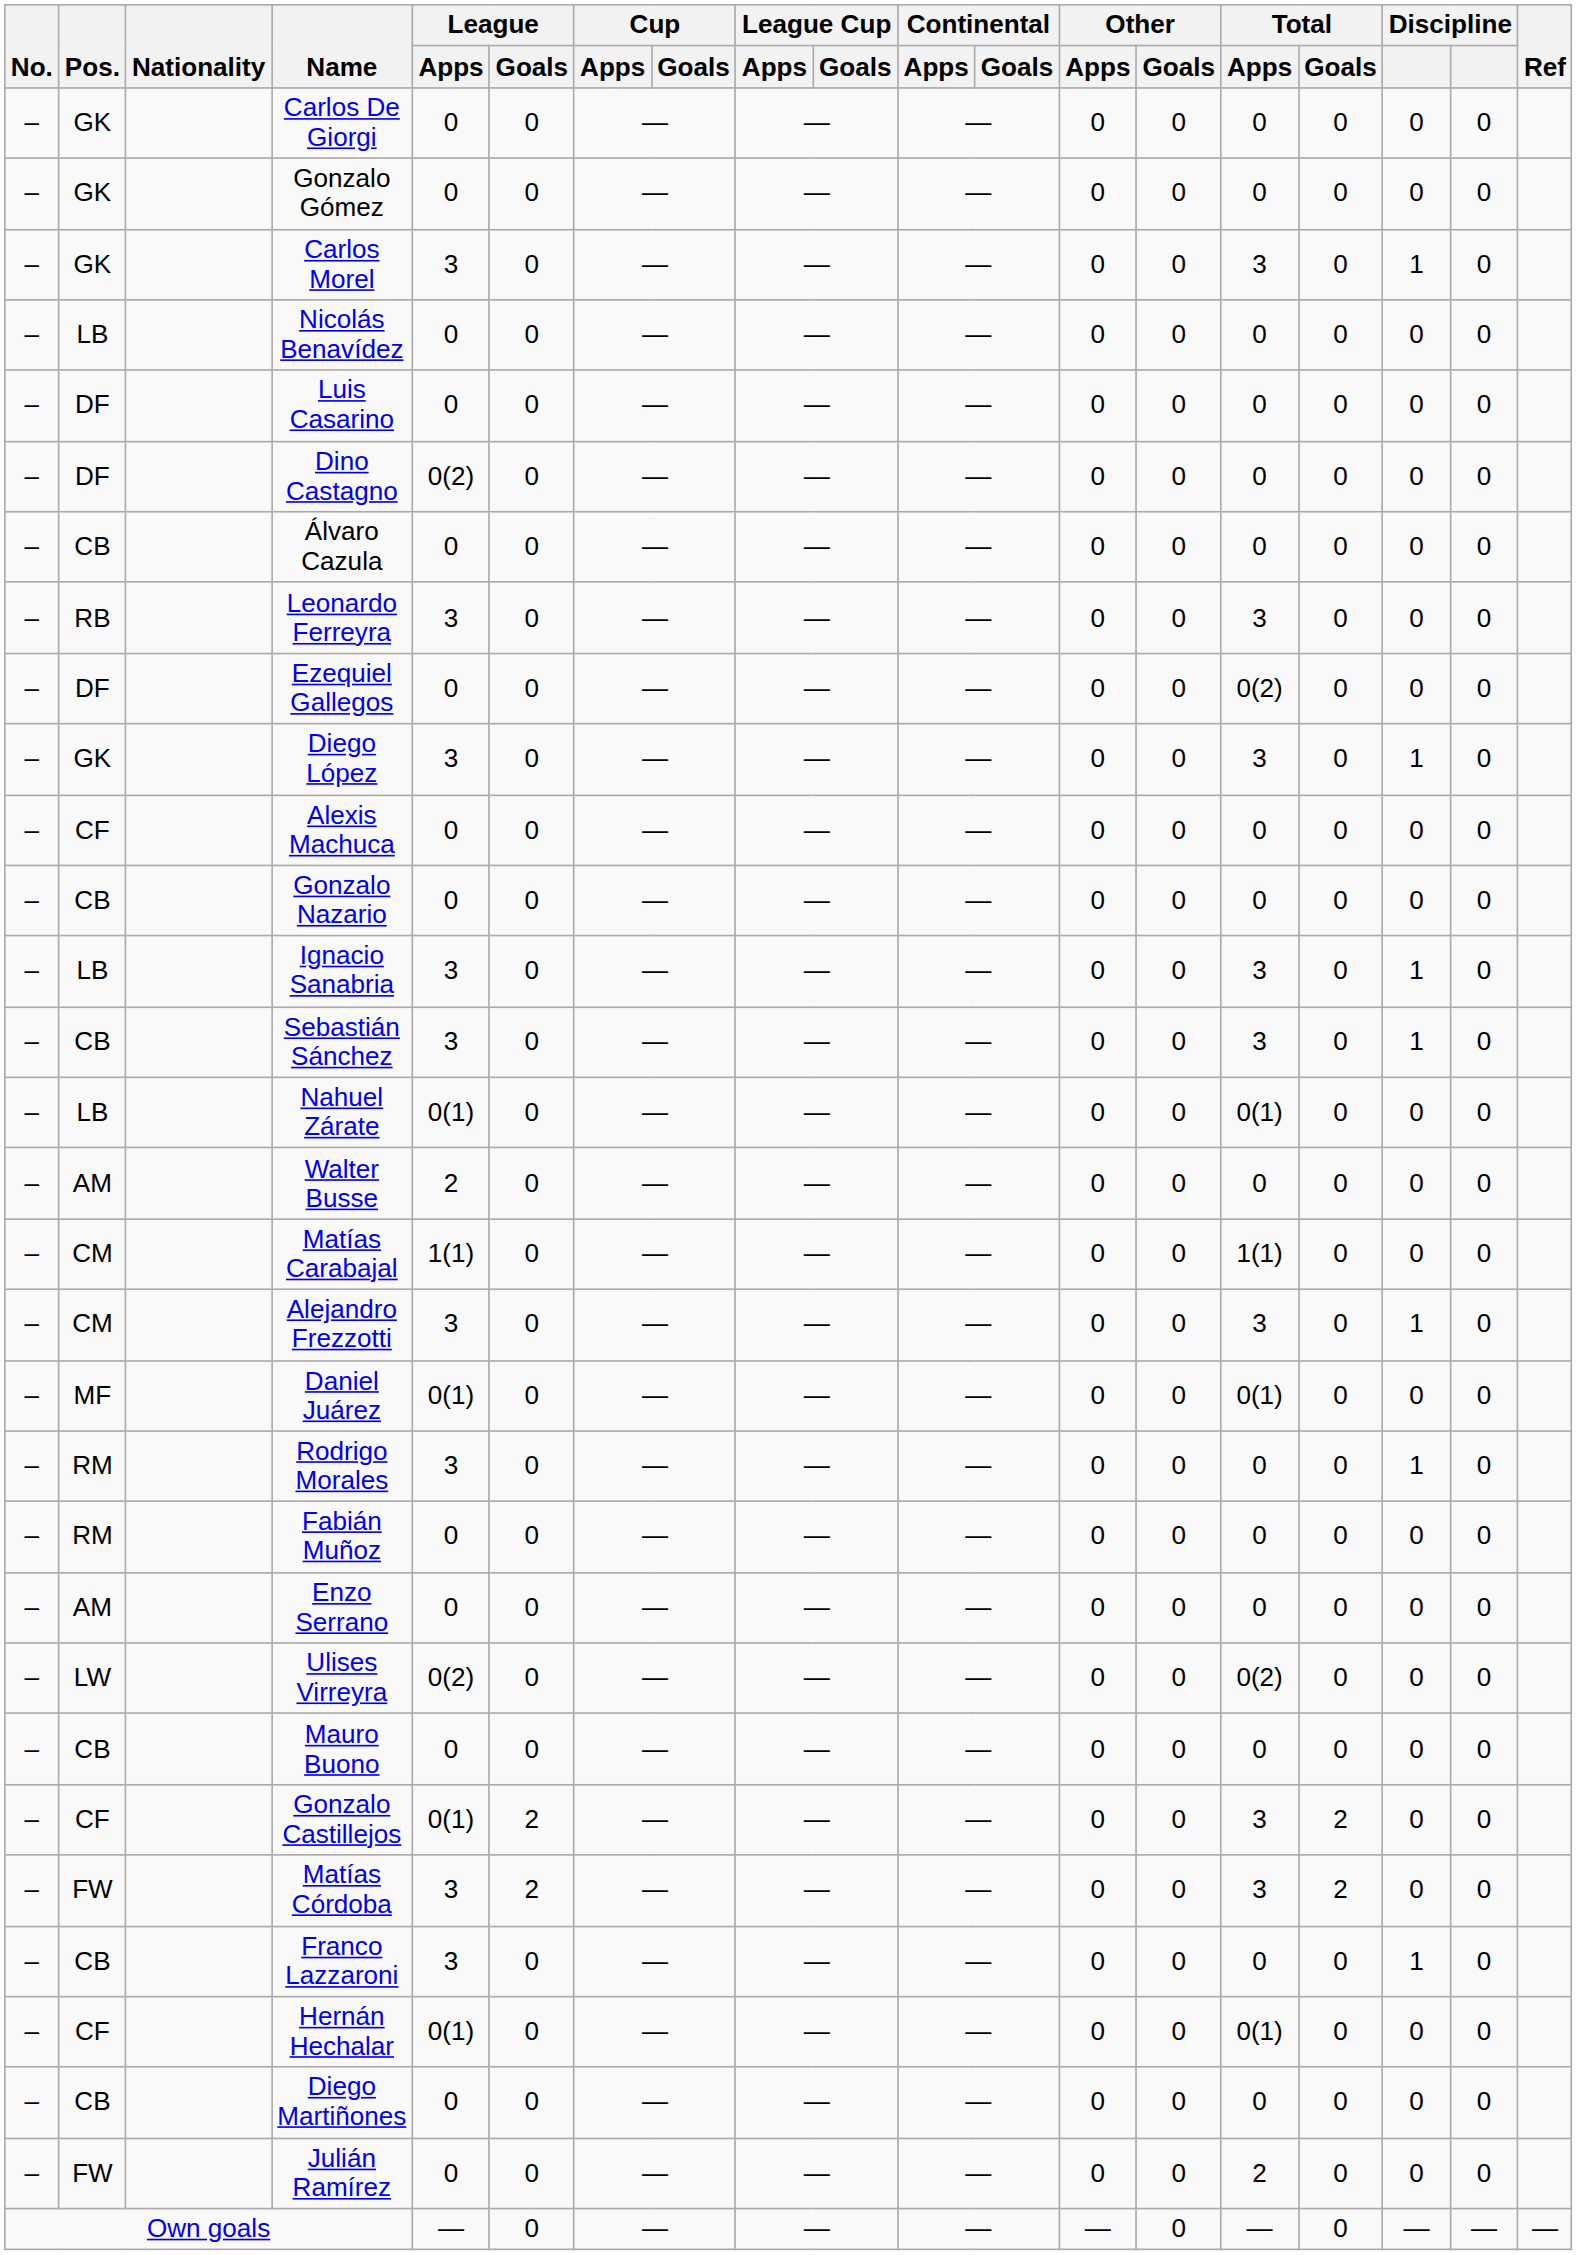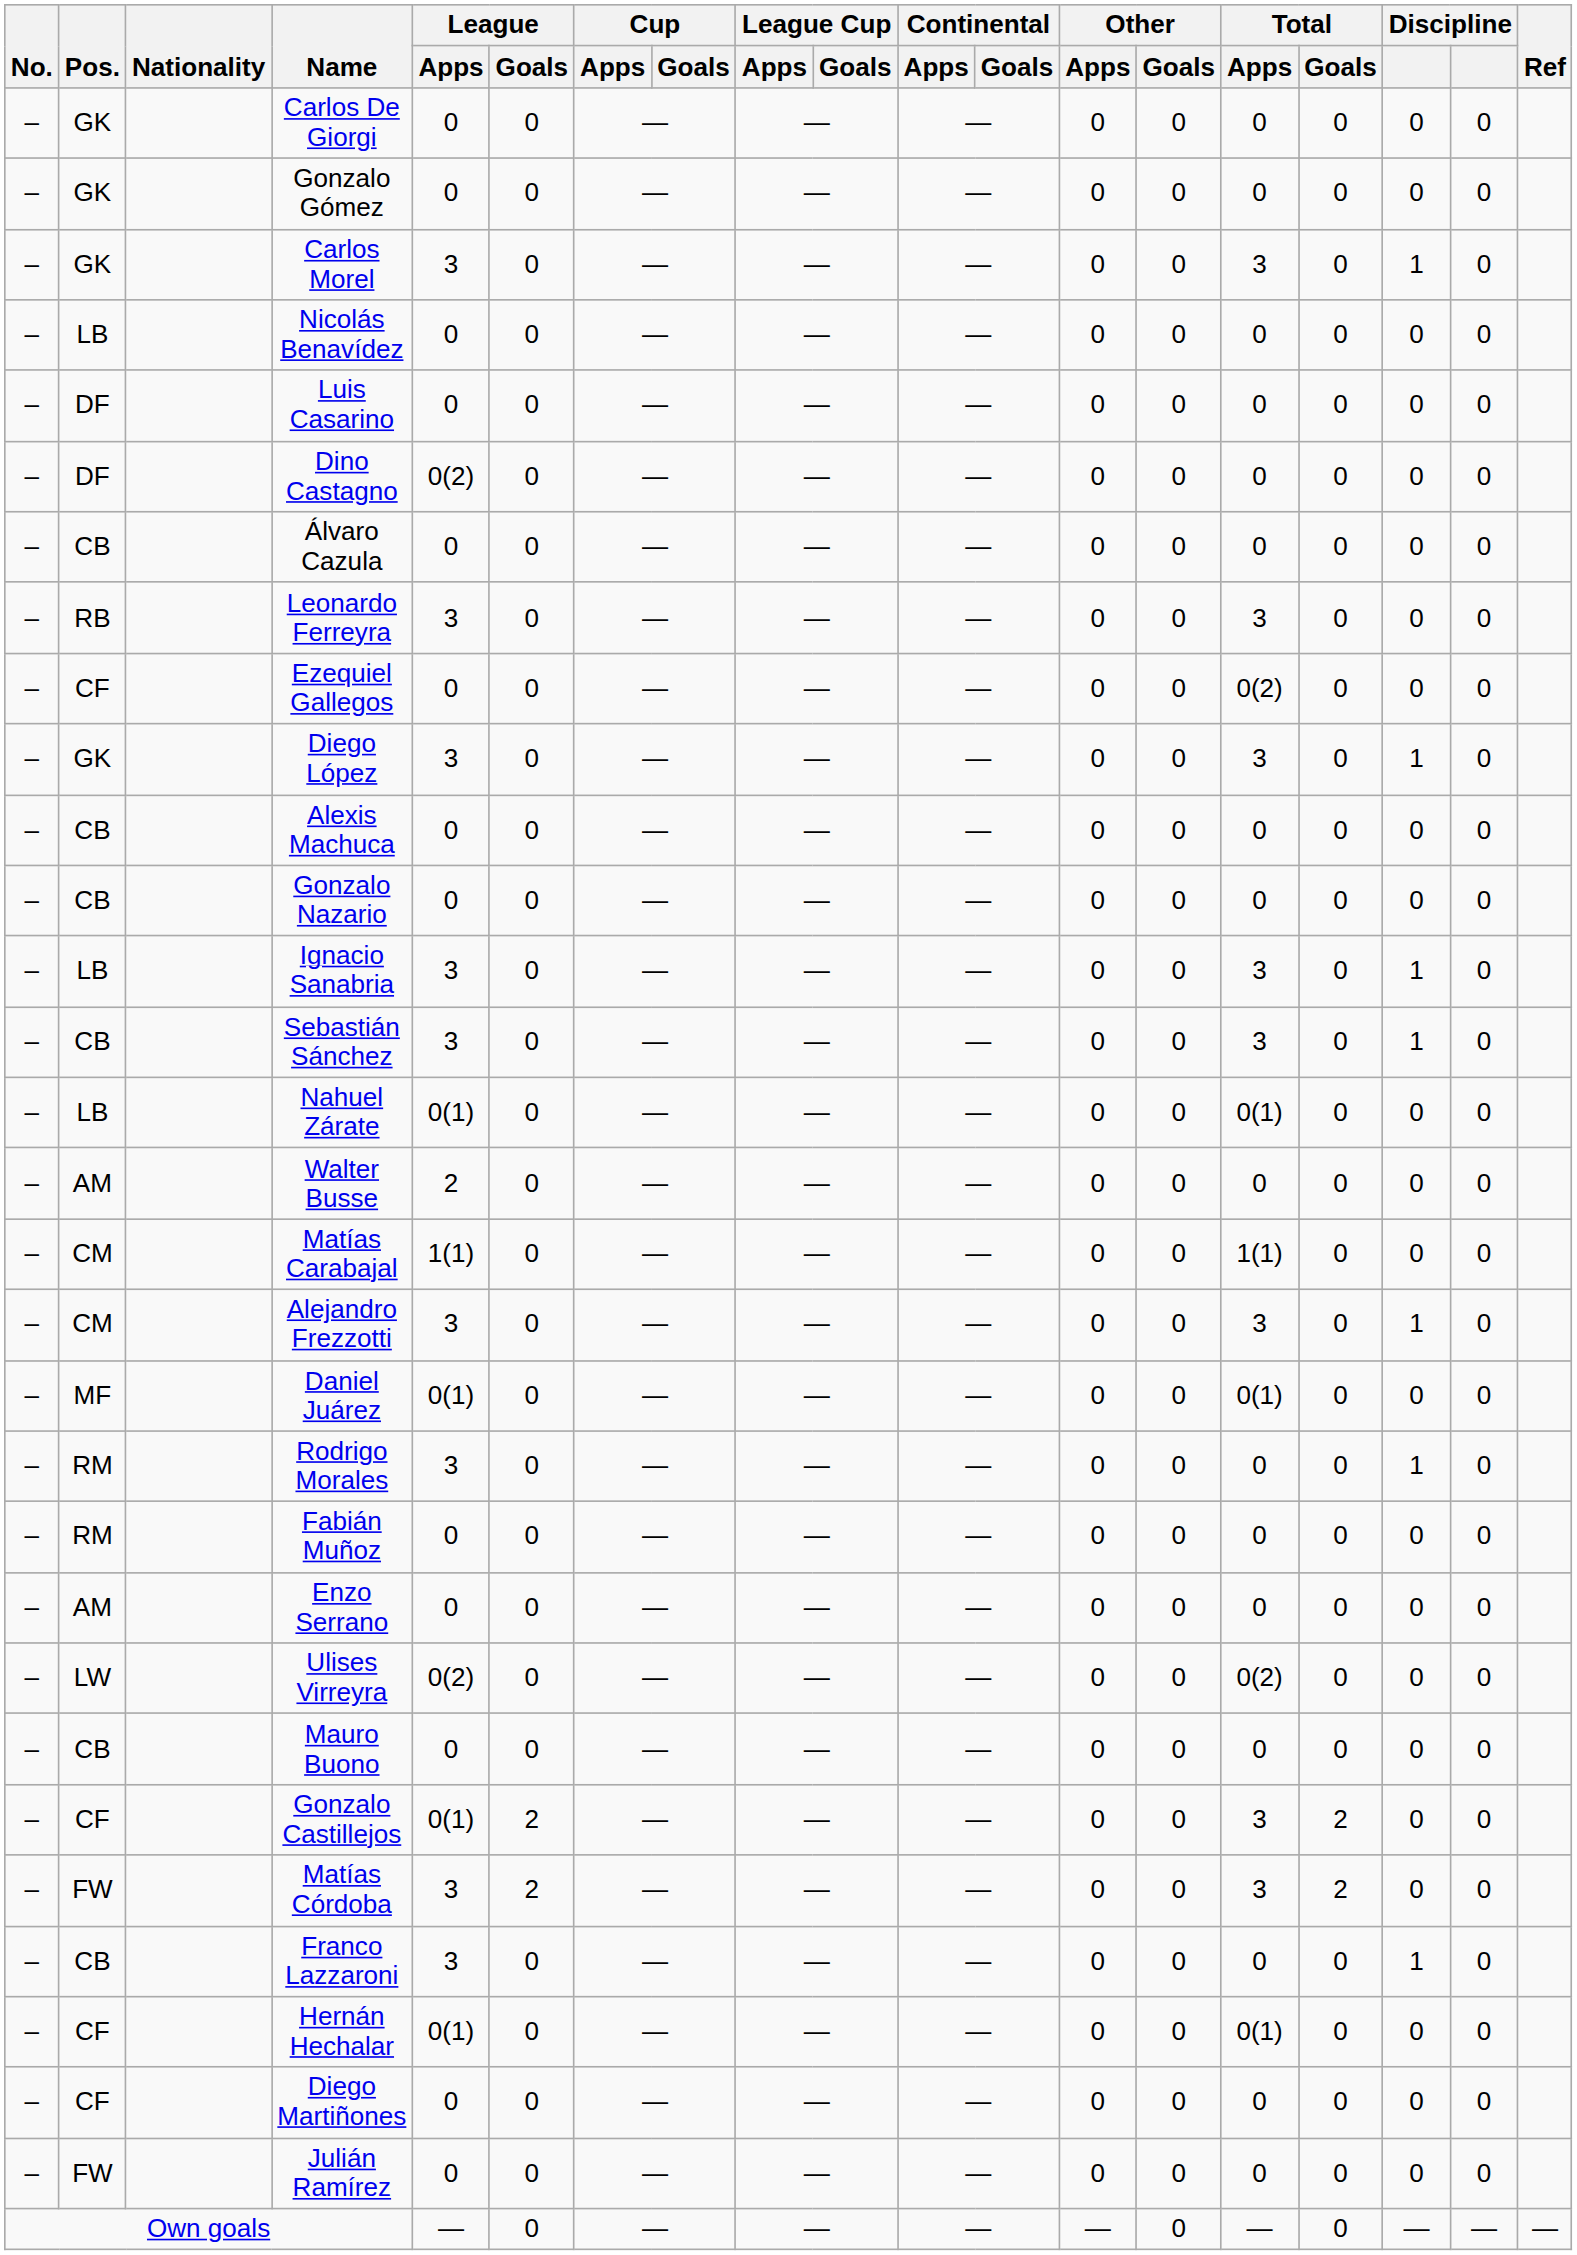(92, 688) DF -> (92, 688) CF
(92, 829) CF -> (92, 829) CB
(92, 2102) CB -> (92, 2102) CF
(1260, 2172) 2 -> (1260, 2172) 0
